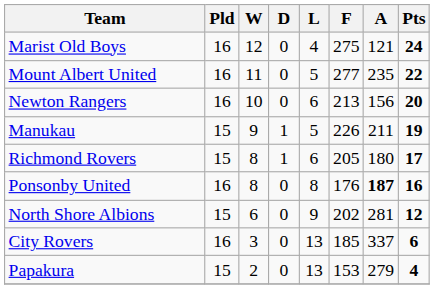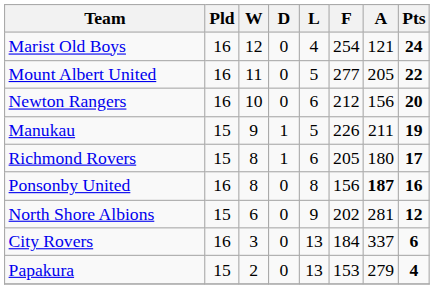(346, 46) 275 -> (346, 46) 254
(381, 74) 235 -> (381, 74) 205
(346, 102) 213 -> (346, 102) 212
(346, 185) 176 -> (346, 185) 156
(346, 241) 185 -> (346, 241) 184
